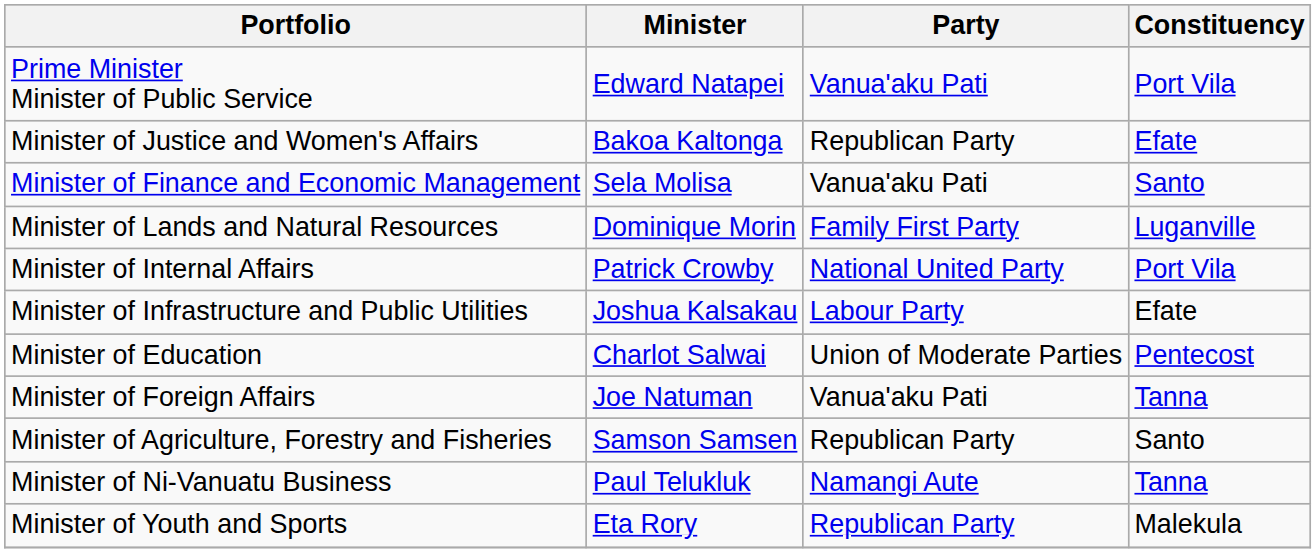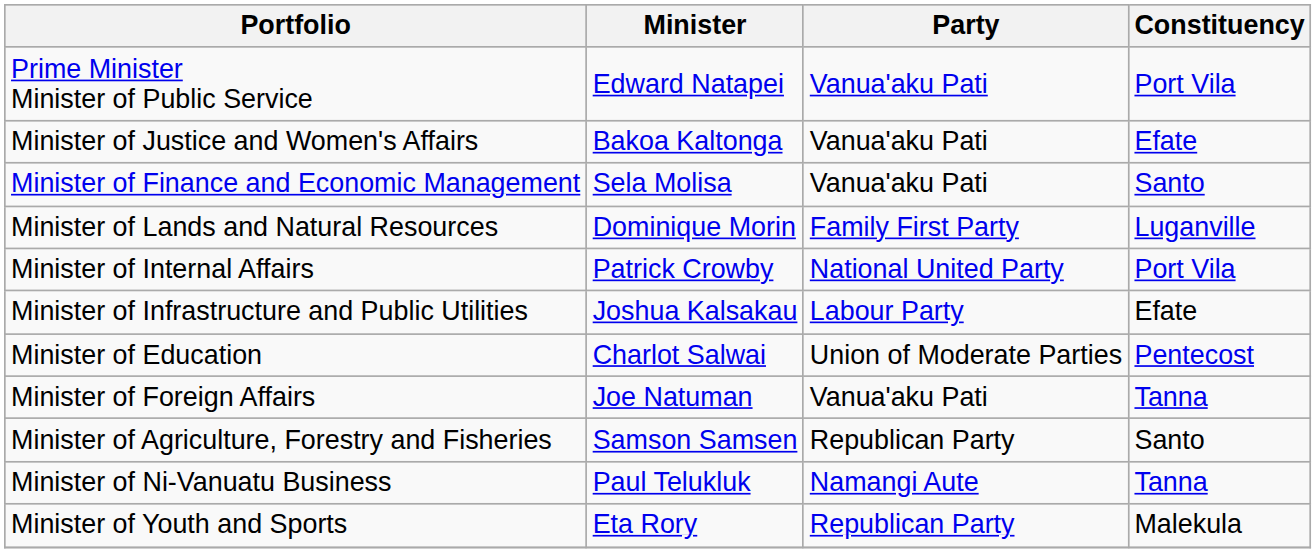(912, 141) Republican Party -> (899, 141) Vanua'aku Pati
